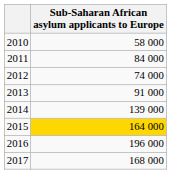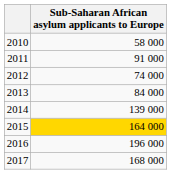(149, 59) 84 000 -> (149, 59) 91 000
(149, 93) 91 000 -> (149, 93) 84 000
